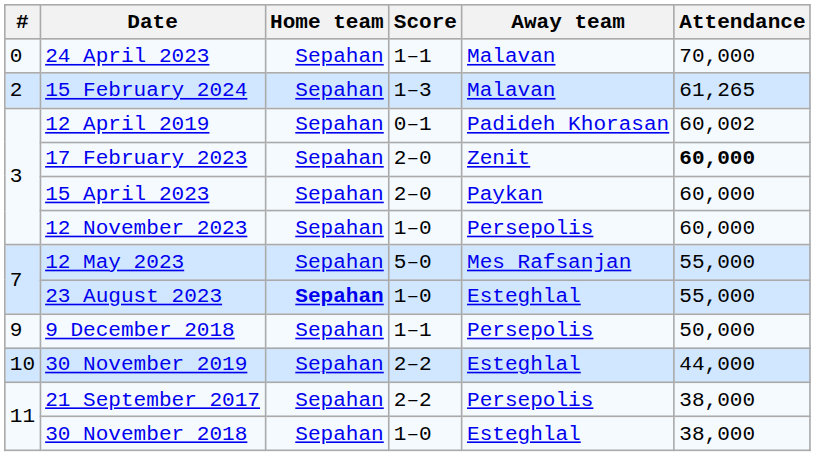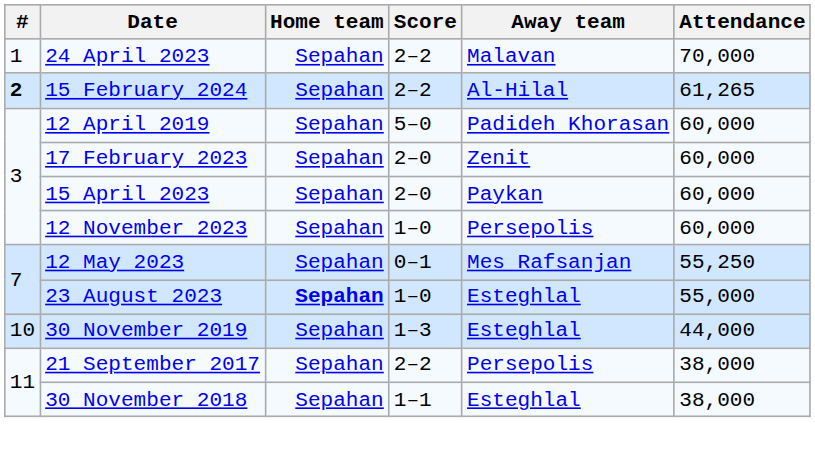(16, 56) 0 -> (16, 56) 1
(413, 56) 1–1 -> (413, 56) 2–2
(16, 91) normal -> (16, 91) bold
(413, 91) 1–3 -> (413, 91) 2–2
(511, 91) Malavan -> (518, 91) Al-Hilal
(413, 125) 0–1 -> (413, 125) 5–0
(717, 125) 60,002 -> (717, 125) 60,000
(717, 159) bold -> (717, 159) normal
(413, 262) 5–0 -> (413, 262) 0–1
(717, 262) 55,000 -> (717, 262) 55,250
- row: (140, 331)
(413, 365) 2–2 -> (413, 331) 1–3
(413, 434) 1–0 -> (413, 400) 1–1
